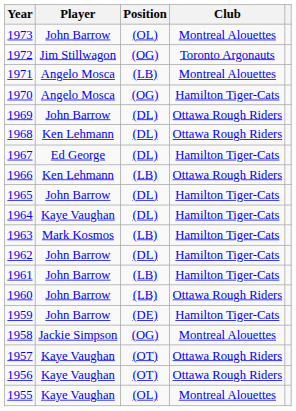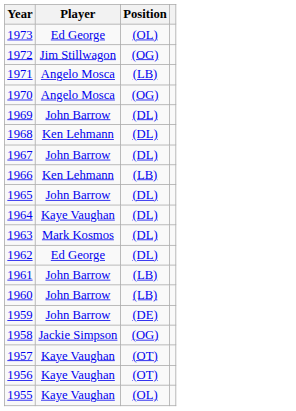- column: (227, 14)
(78, 34) John Barrow -> (78, 34) Ed George
(78, 154) Ed George -> (78, 154) John Barrow
(145, 235) (LB) -> (145, 235) (DL)
(78, 255) John Barrow -> (78, 255) Ed George
